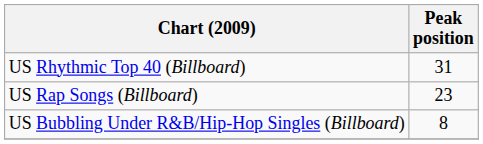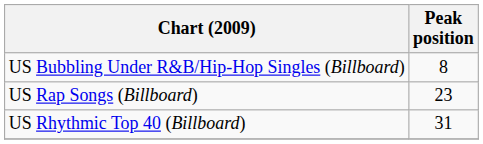rows swapped: (207, 124) <-> (127, 67)
